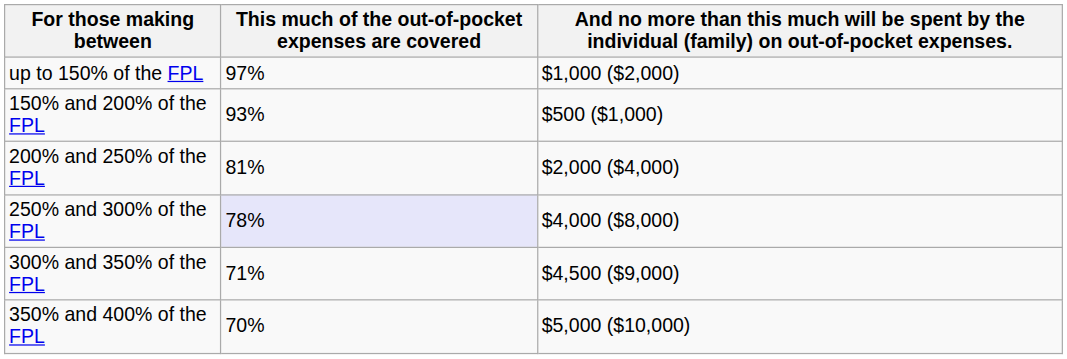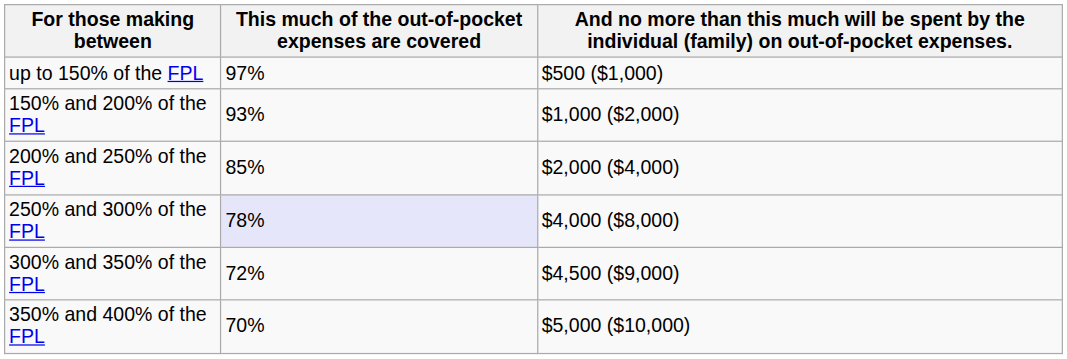(611, 72) $1,000 ($2,000) -> (602, 72) $500 ($1,000)
(602, 114) $500 ($1,000) -> (611, 114) $1,000 ($2,000)
(245, 167) 81% -> (245, 167) 85%
(245, 273) 71% -> (245, 273) 72%
